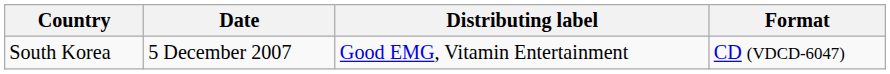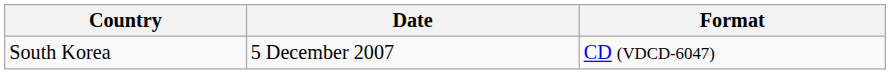- column: (522, 20)
